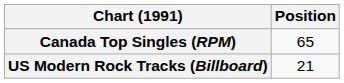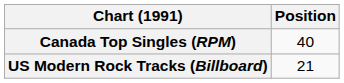(305, 41) 65 -> (305, 41) 40
